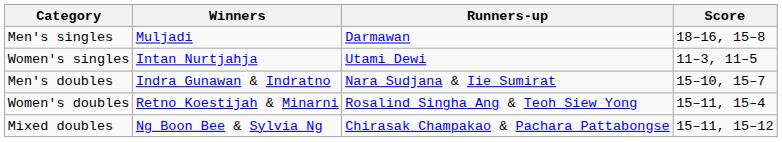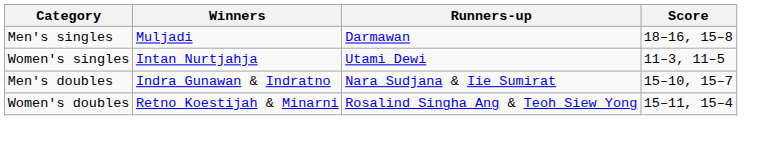- row: (60, 126)
